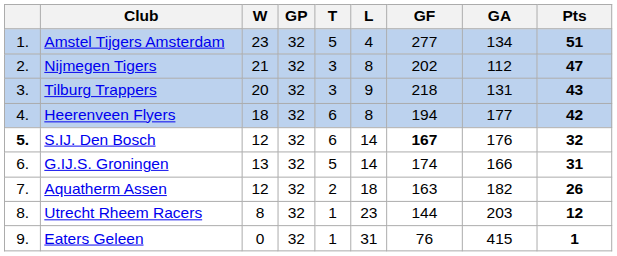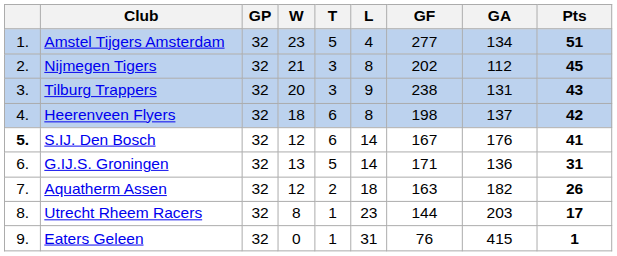columns swapped: (296, 16) <-> (260, 16)
(575, 66) 47 -> (575, 66) 45
(424, 90) 218 -> (424, 90) 238
(424, 115) 194 -> (424, 115) 198
(499, 115) 177 -> (499, 115) 137
(424, 139) bold -> (424, 139) normal
(575, 139) 32 -> (575, 139) 41
(424, 164) 174 -> (424, 164) 171
(499, 164) 166 -> (499, 164) 136
(575, 213) 12 -> (575, 213) 17
